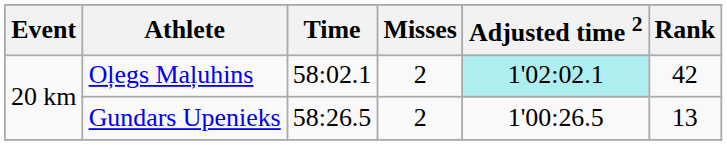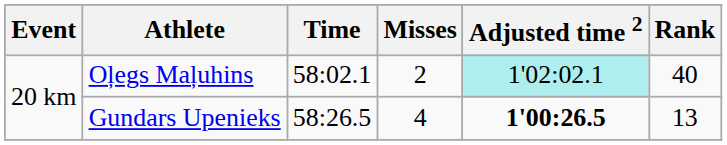(685, 75) 42 -> (685, 75) 40
(420, 118) 2 -> (420, 118) 4
(556, 118) normal -> (556, 118) bold
